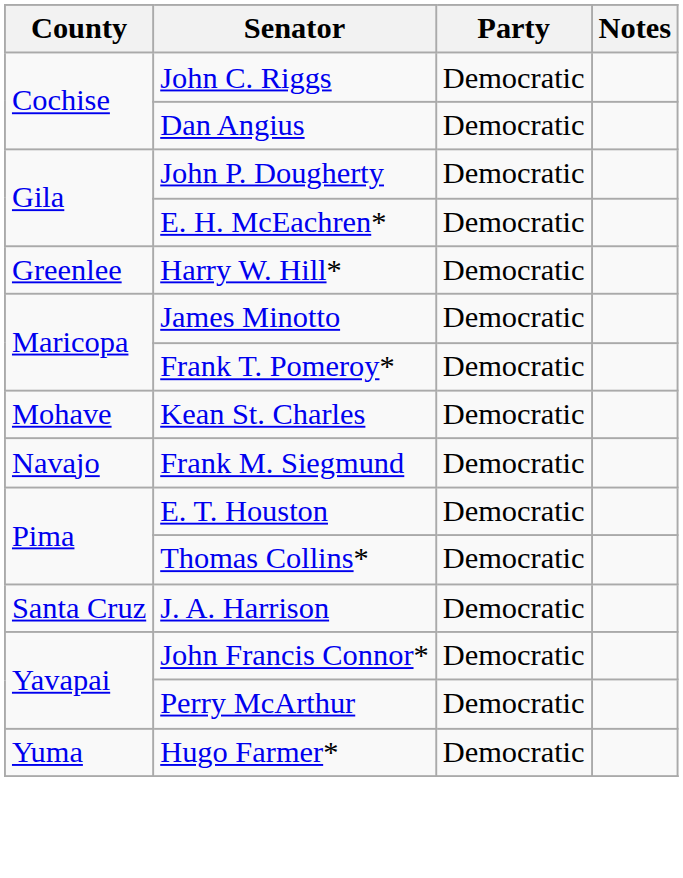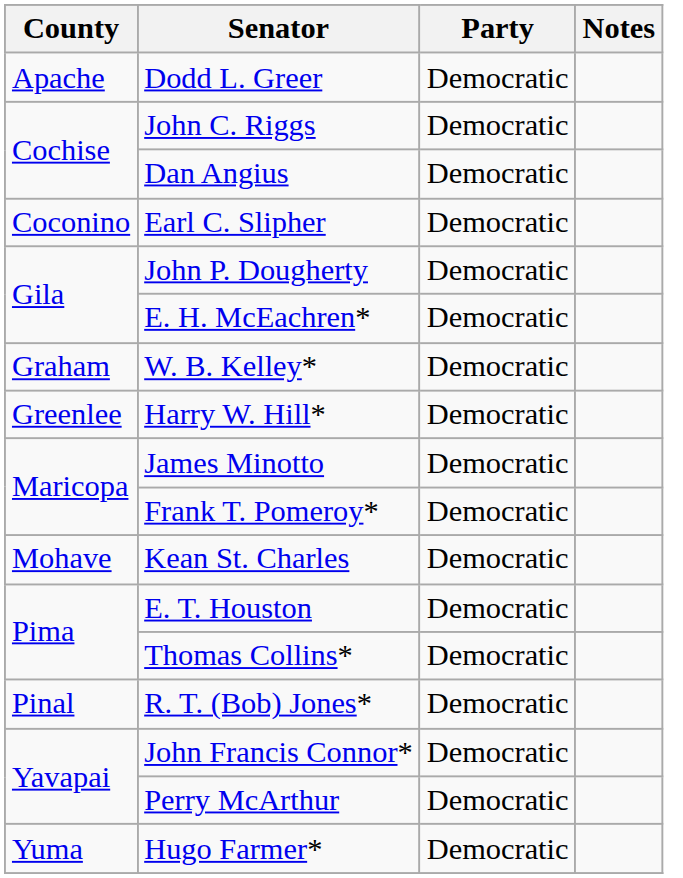+ row: (233, 76)
+ row: (235, 221)
+ row: (231, 366)
- row: (282, 462)
+ row: (258, 703)
- row: (245, 607)
